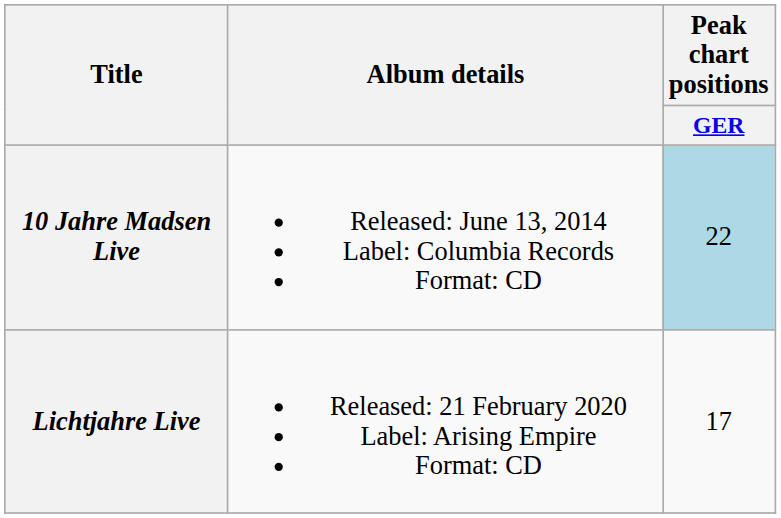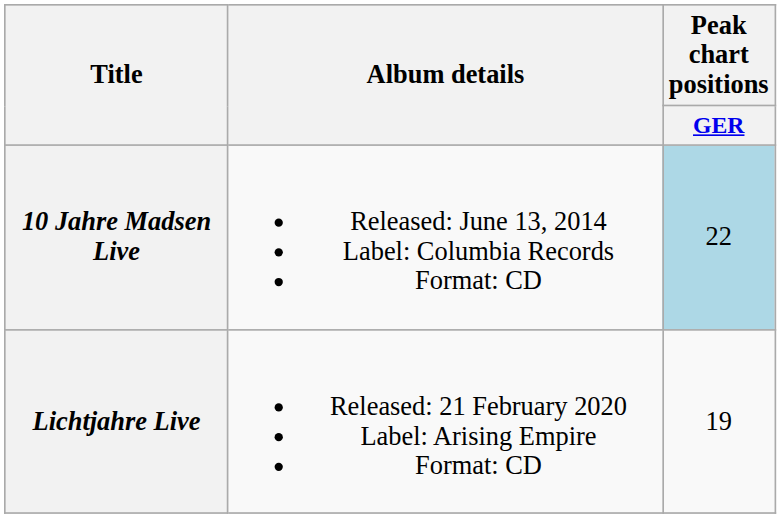(719, 420) 17 -> (719, 420) 19
